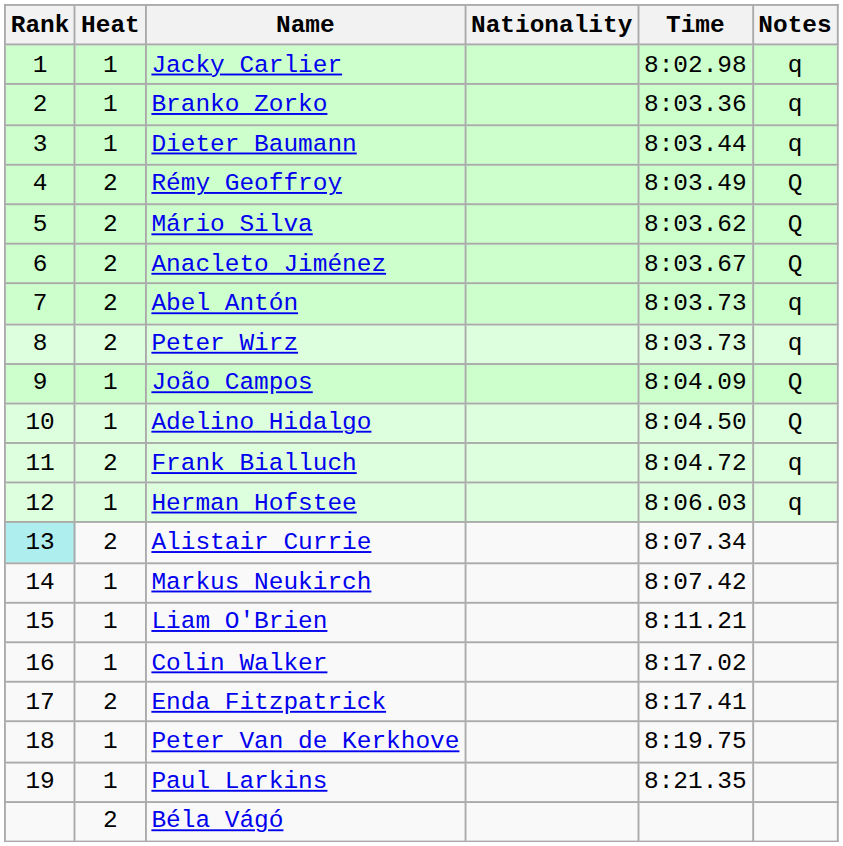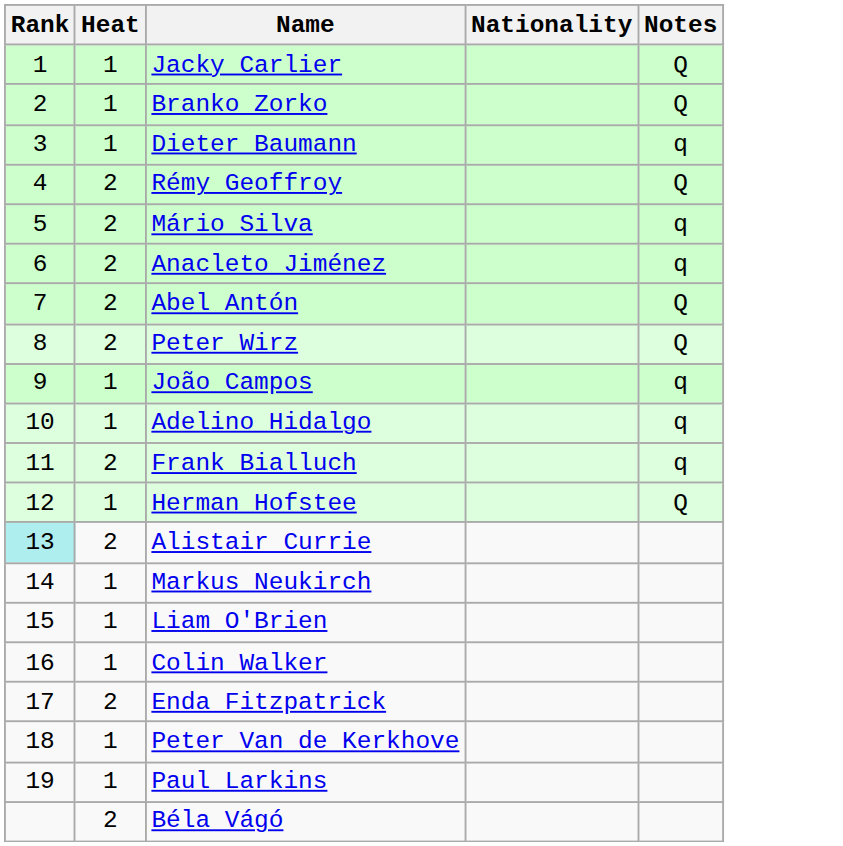- column: (695, 25)
(795, 65) q -> (681, 65) Q
(795, 105) q -> (681, 105) Q
(795, 224) Q -> (681, 224) q
(795, 264) Q -> (681, 264) q
(795, 304) q -> (681, 304) Q
(795, 344) q -> (681, 344) Q
(795, 383) Q -> (681, 383) q
(795, 423) Q -> (681, 423) q
(795, 503) q -> (681, 503) Q
